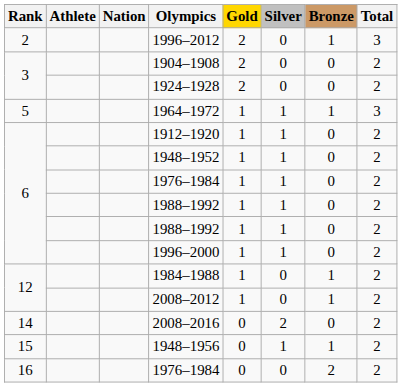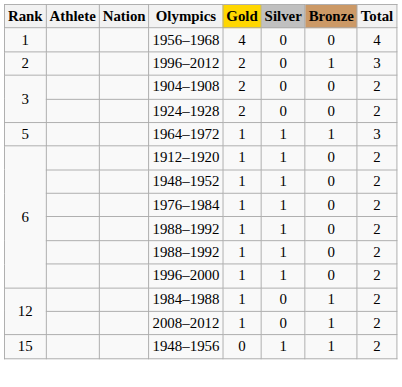+ row: (25, 39)
- row: (25, 323)
- row: (25, 370)
